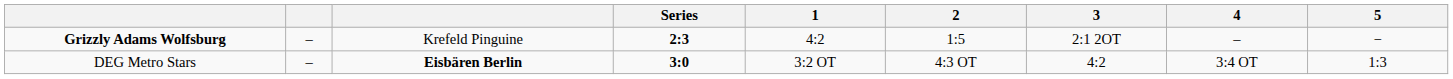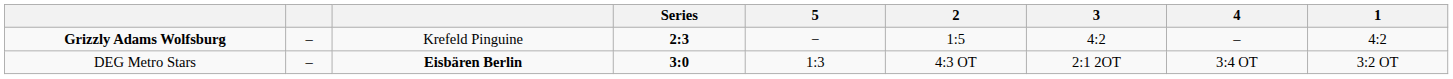columns swapped: (815, 16) <-> (1378, 16)
(1096, 39) 2:1 2OT -> (1096, 39) 4:2
(1096, 62) 4:2 -> (1096, 62) 2:1 2OT
